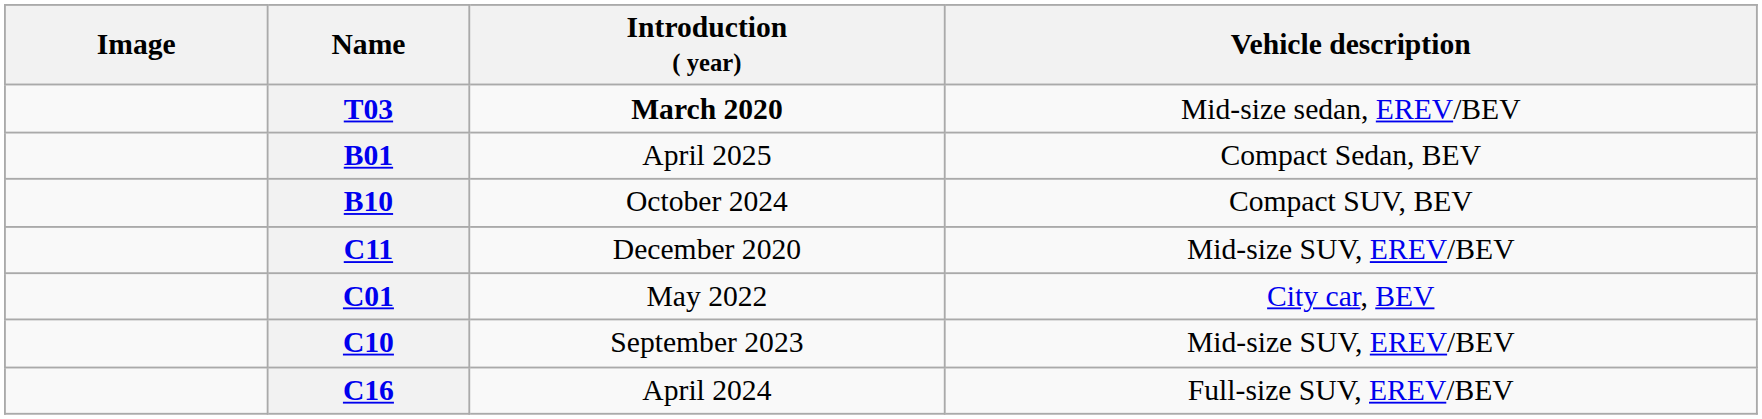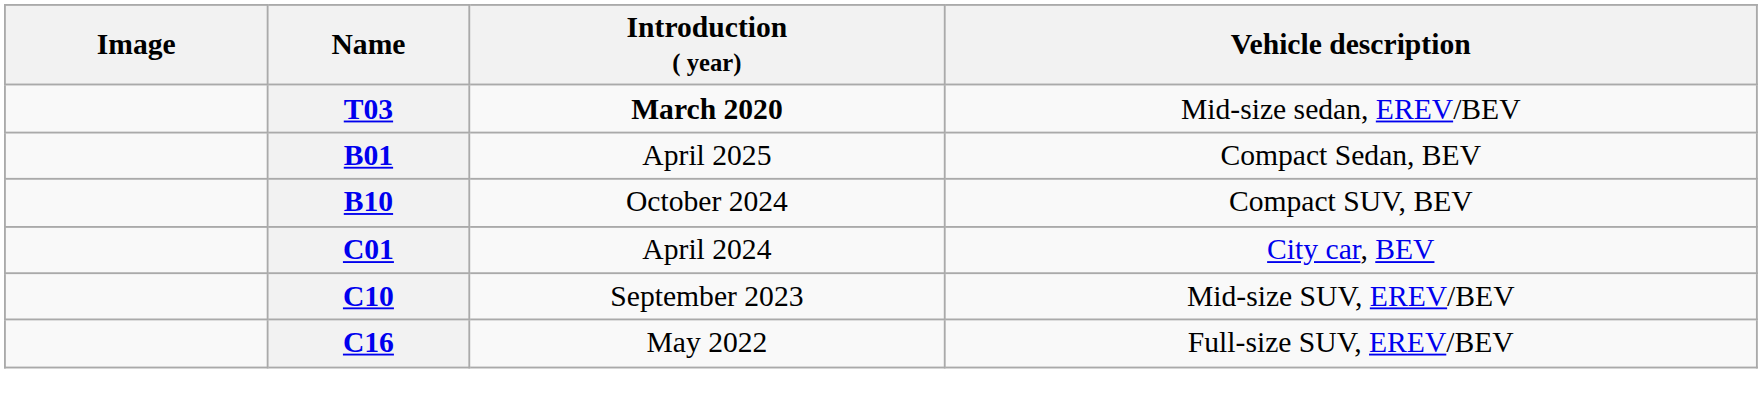- row: (368, 249)
(707, 295) May 2022 -> (707, 249) April 2024
(707, 389) April 2024 -> (707, 342) May 2022
